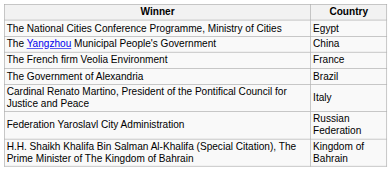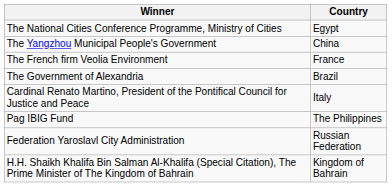+ row: (40, 119)
